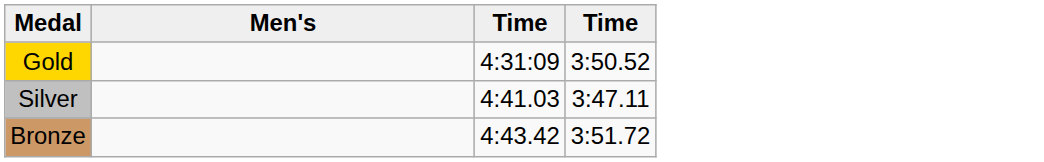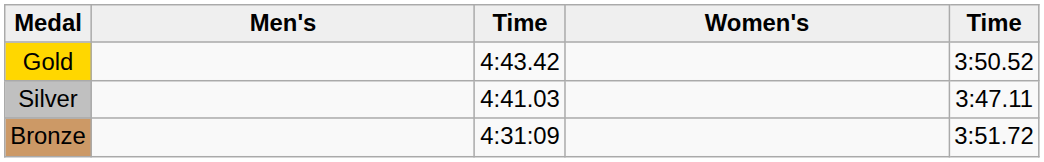+ column: (757, 23)
(520, 61) 4:31:09 -> (520, 61) 4:43.42
(520, 136) 4:43.42 -> (520, 136) 4:31:09
